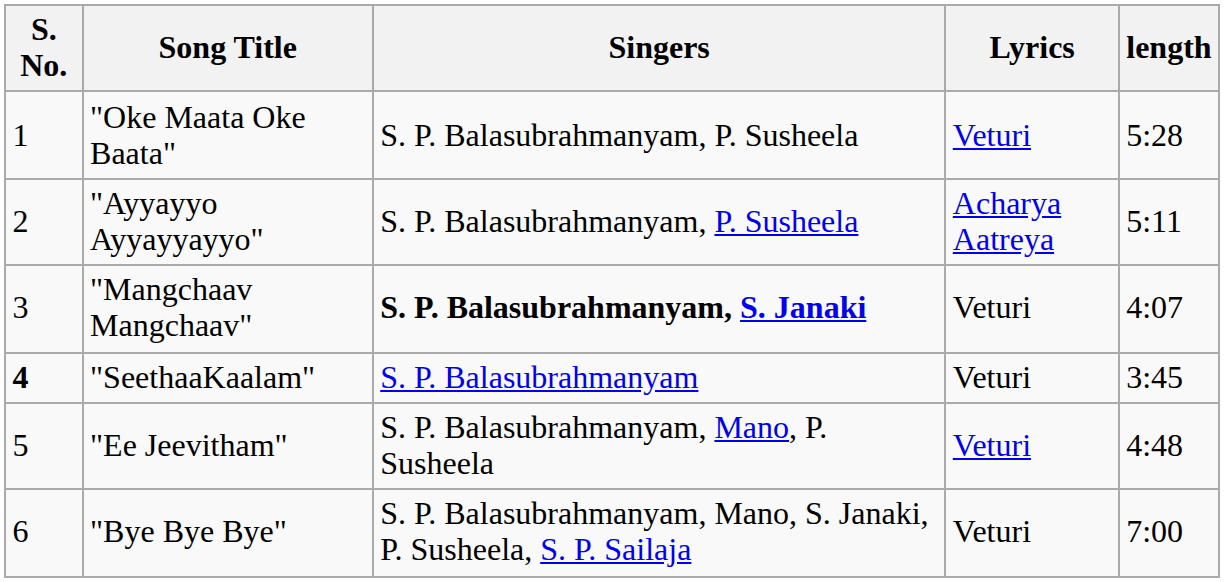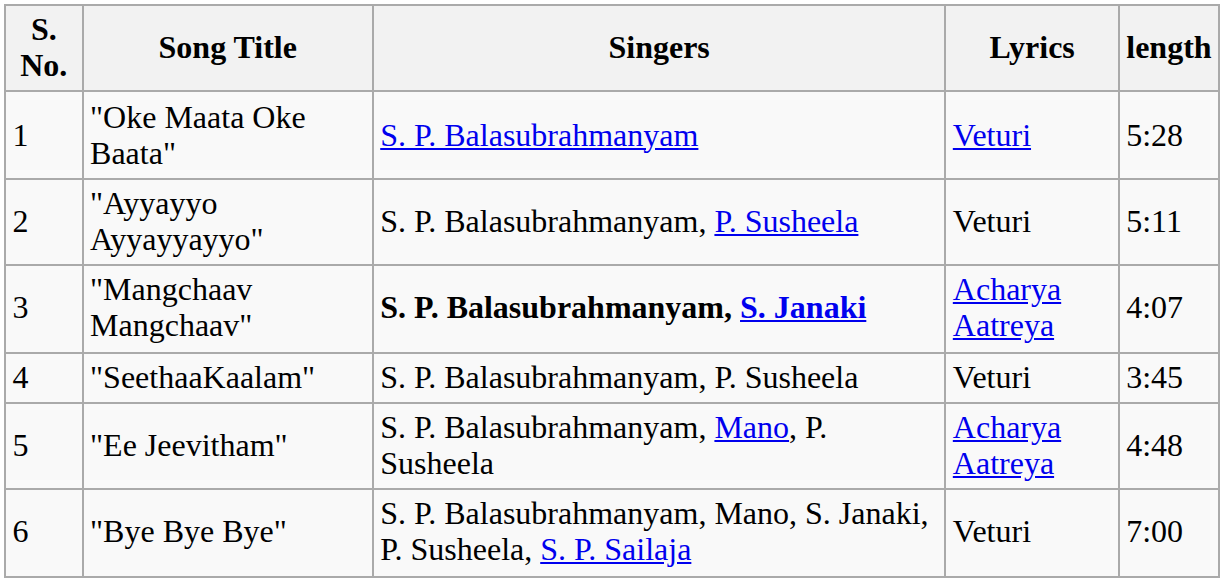(619, 134) S. P. Balasubrahmanyam, P. Susheela -> (539, 134) S. P. Balasubrahmanyam
(1007, 221) Acharya Aatreya -> (992, 221) Veturi
(992, 308) Veturi -> (1007, 308) Acharya Aatreya
(20, 376) bold -> (20, 376) normal
(539, 376) S. P. Balasubrahmanyam -> (619, 376) S. P. Balasubrahmanyam, P. Susheela
(992, 445) Veturi -> (1007, 445) Acharya Aatreya
